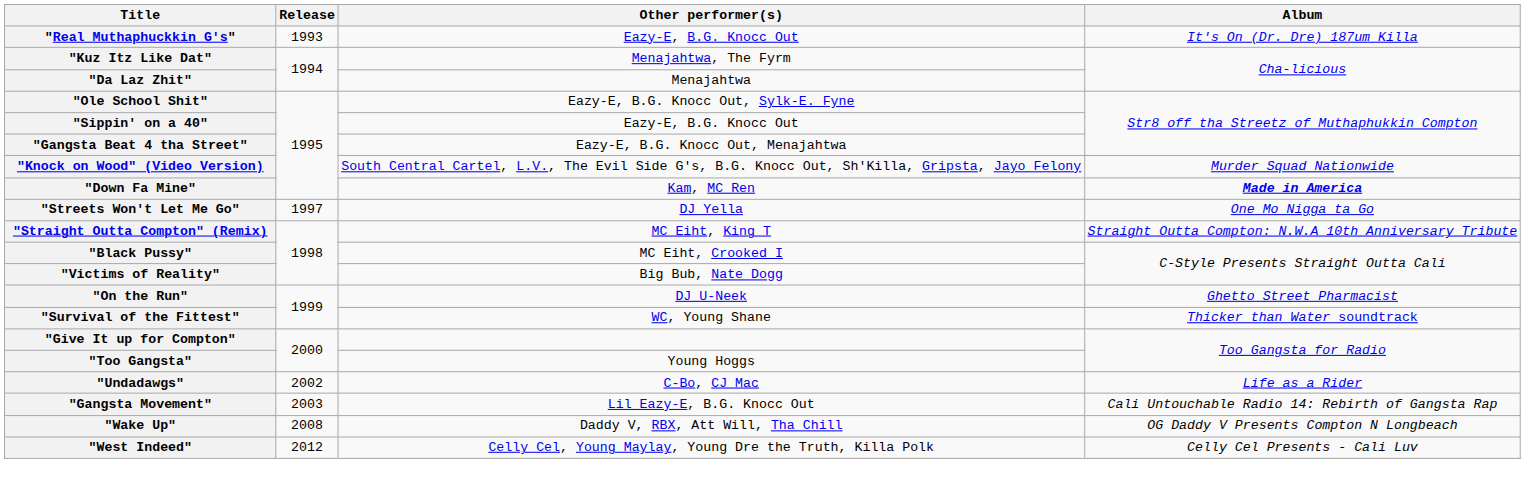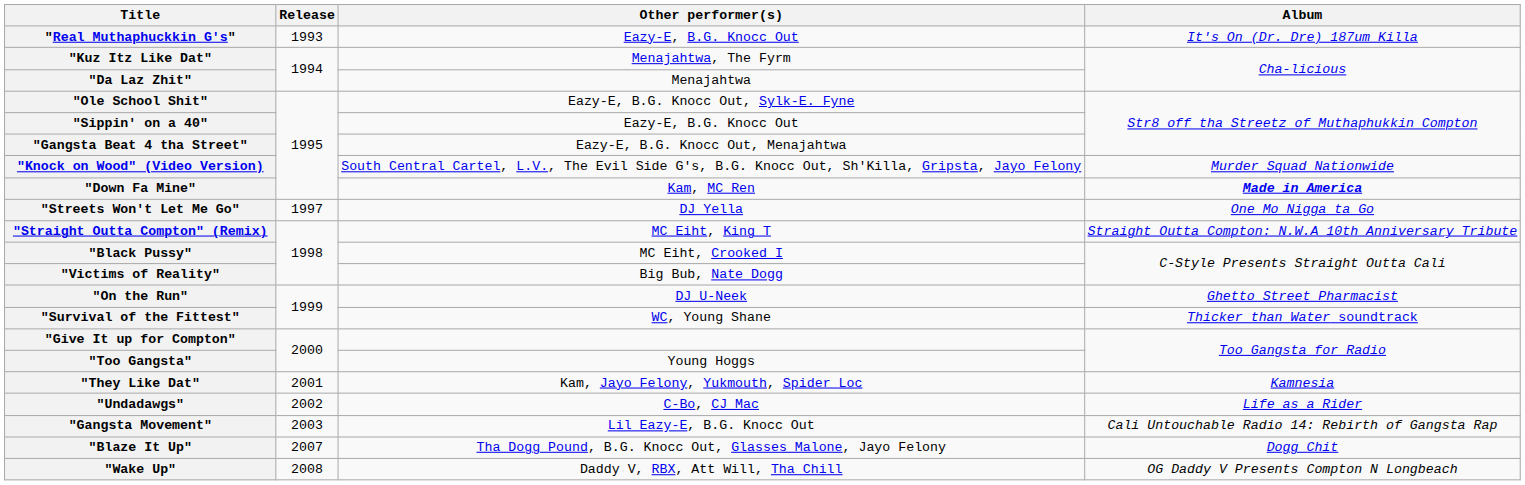+ row: (140, 383)
+ row: (140, 448)
- row: (140, 448)
